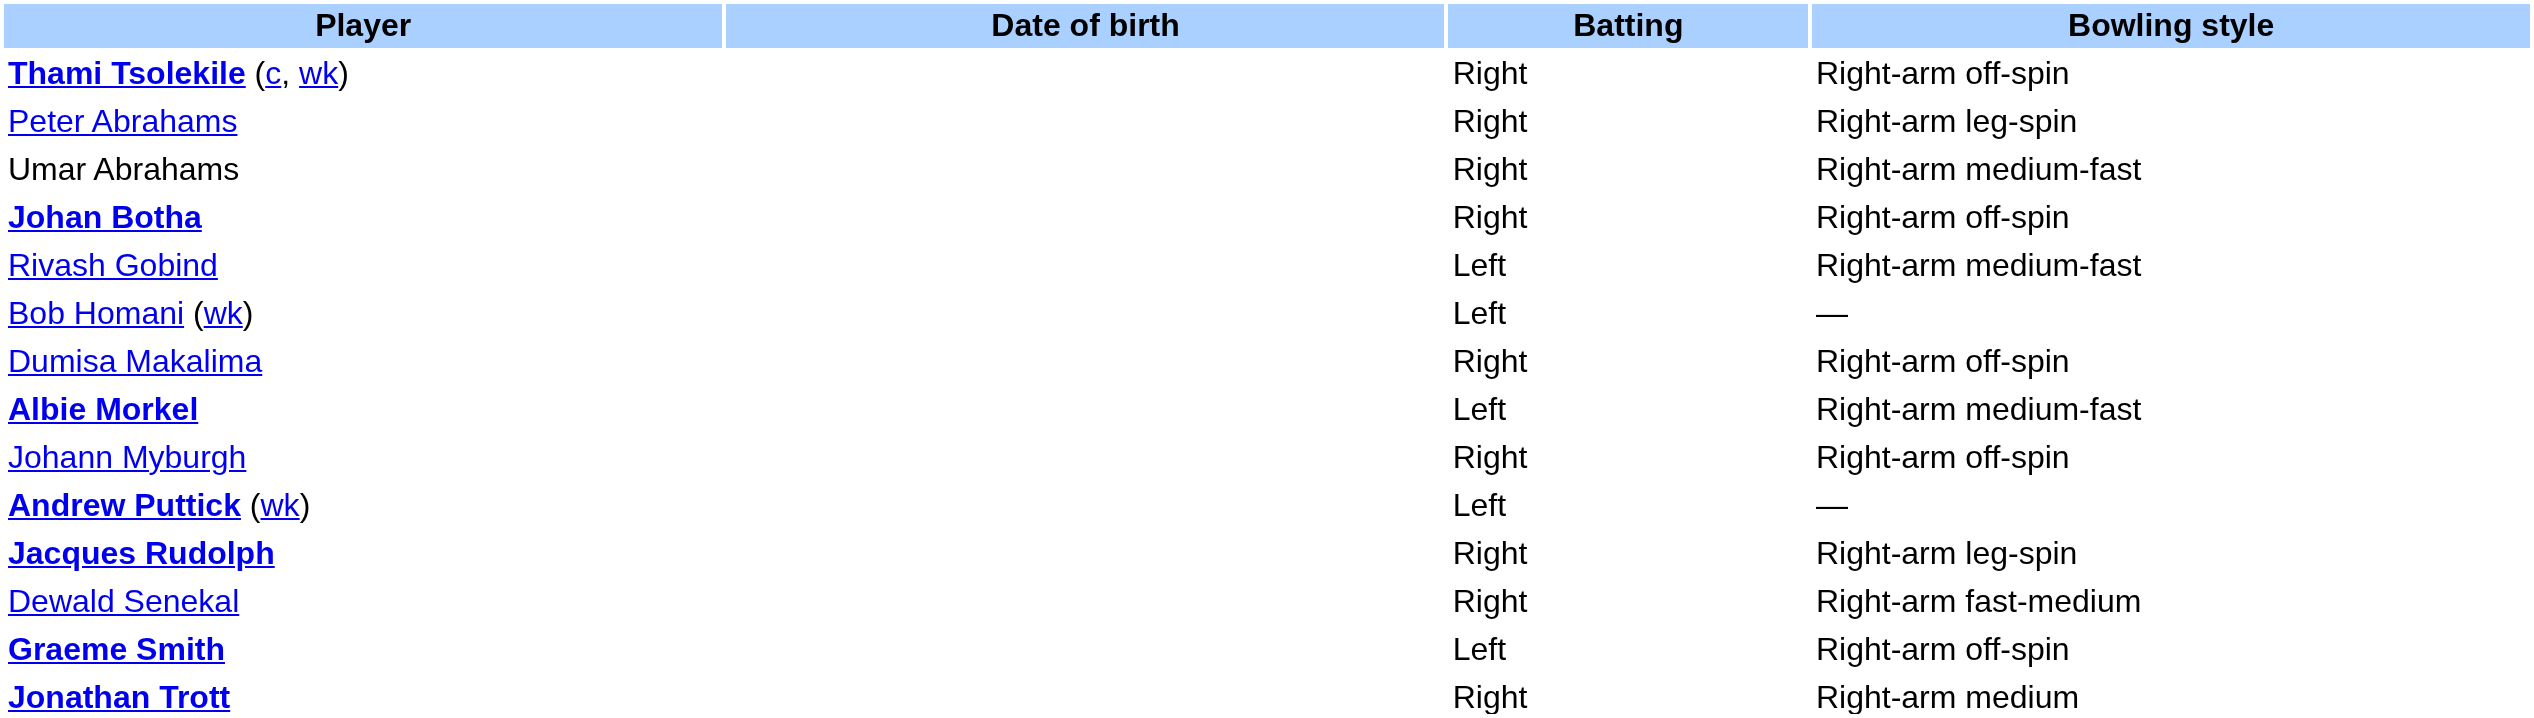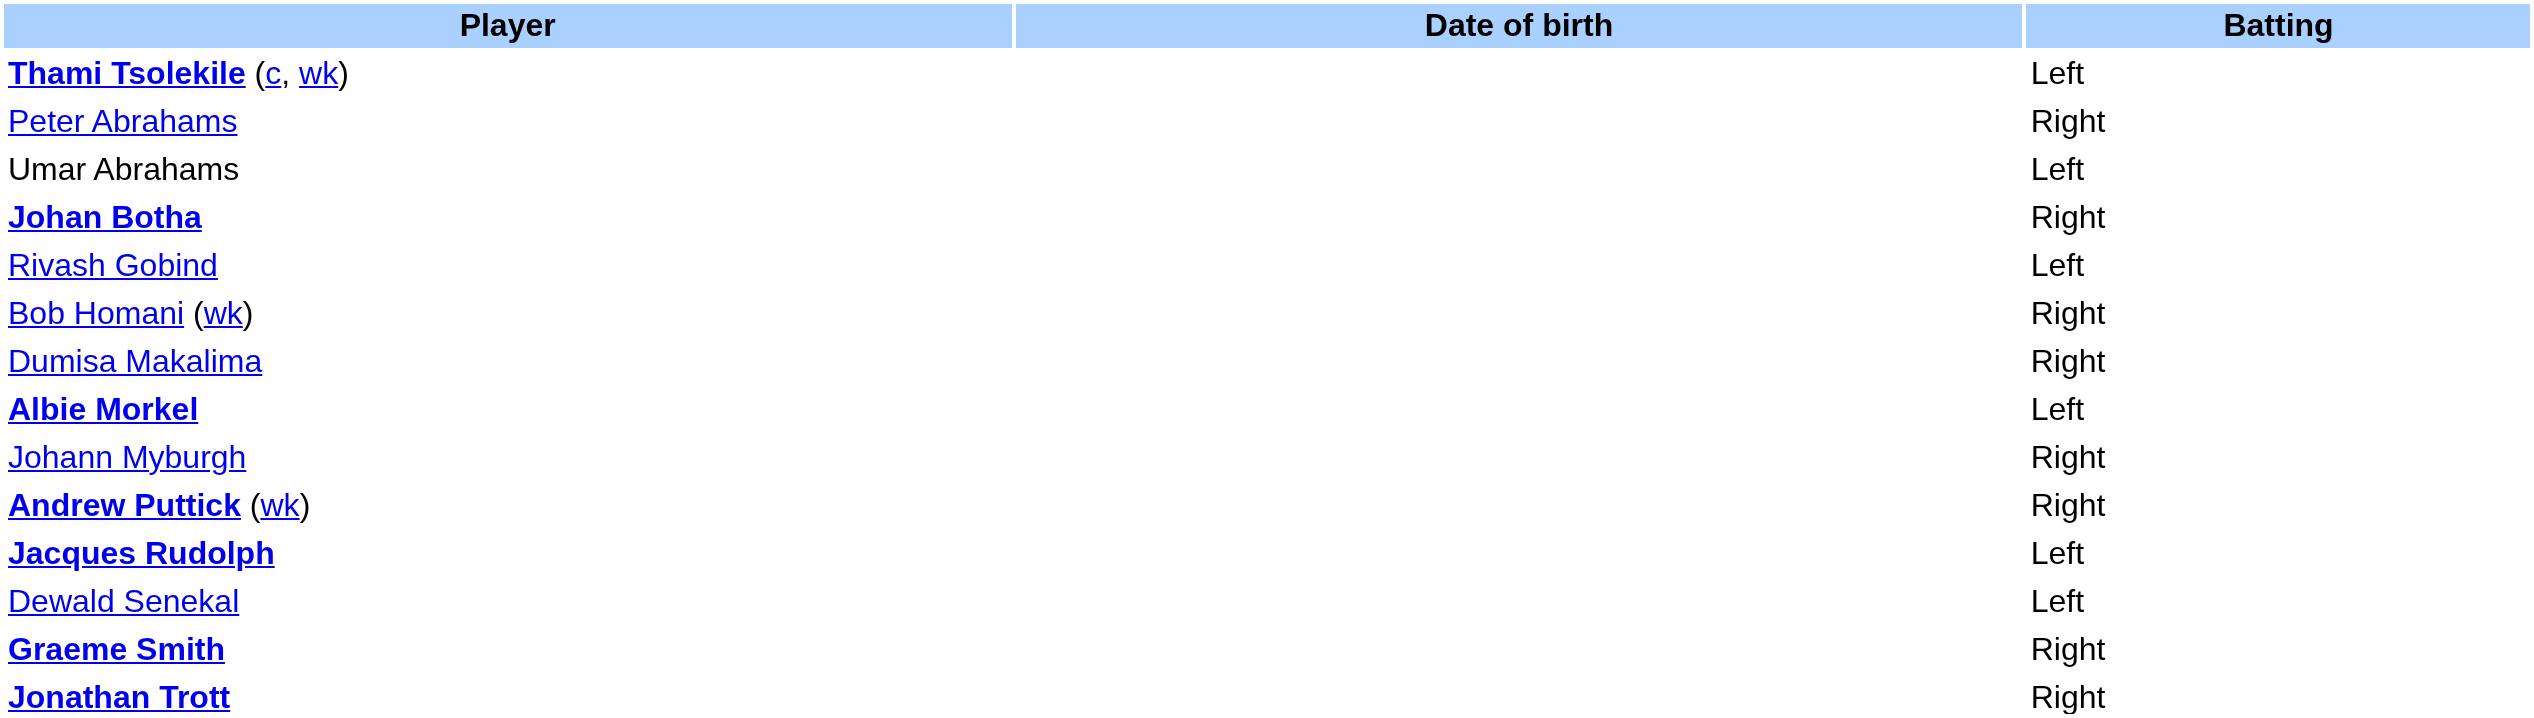- column: (2171, 25)
(1490, 73) Right -> (2057, 73) Left
(1490, 169) Right -> (2057, 169) Left
(1479, 313) Left -> (2068, 313) Right
(1479, 505) Left -> (2068, 505) Right
(1490, 553) Right -> (2057, 553) Left
(1490, 601) Right -> (2057, 601) Left
(1479, 649) Left -> (2068, 649) Right
